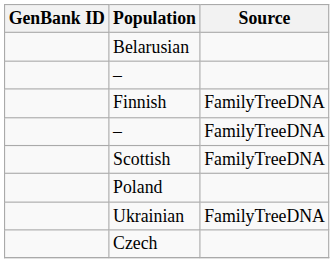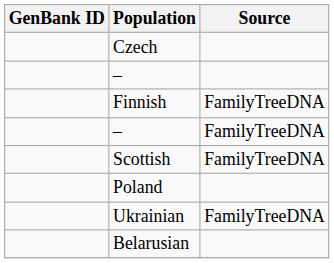rows swapped: (135, 243) <-> (151, 46)
